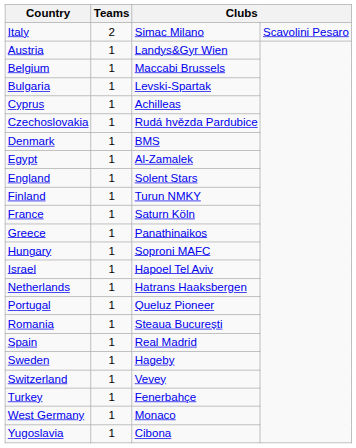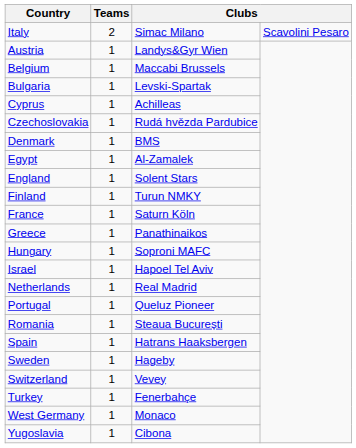(191, 287) Hatrans Haaksbergen -> (166, 287) Real Madrid
(166, 342) Real Madrid -> (191, 342) Hatrans Haaksbergen
